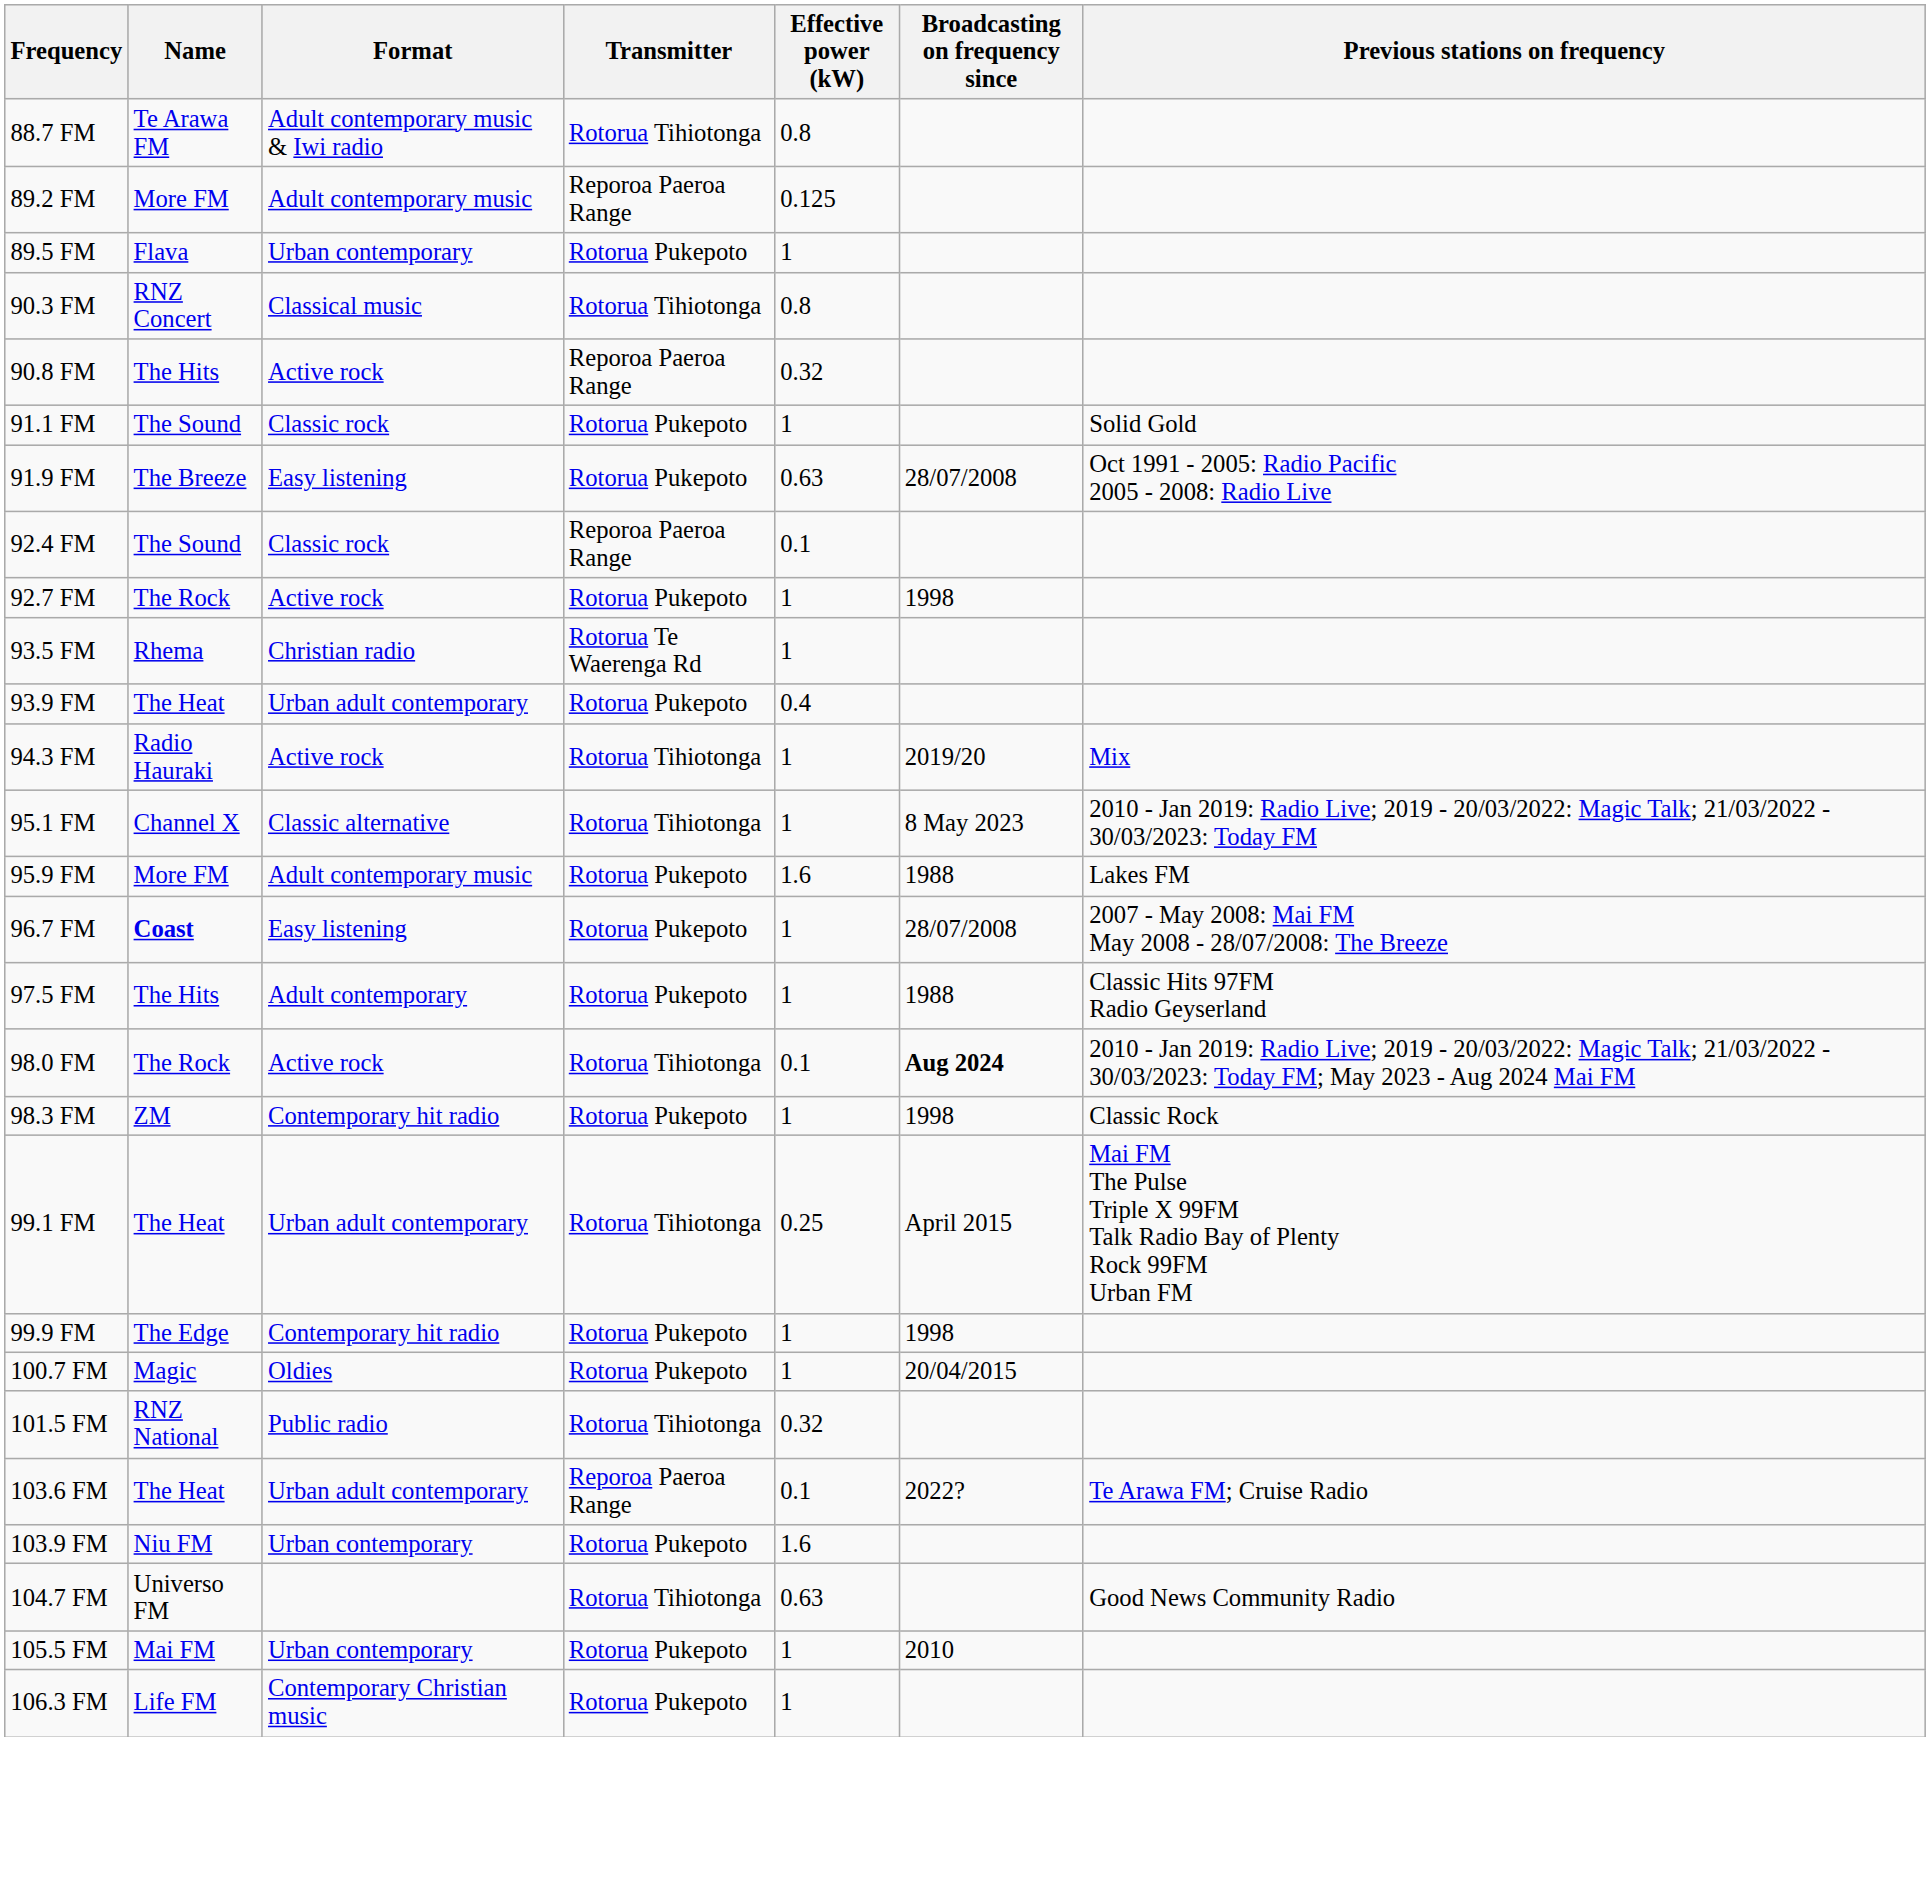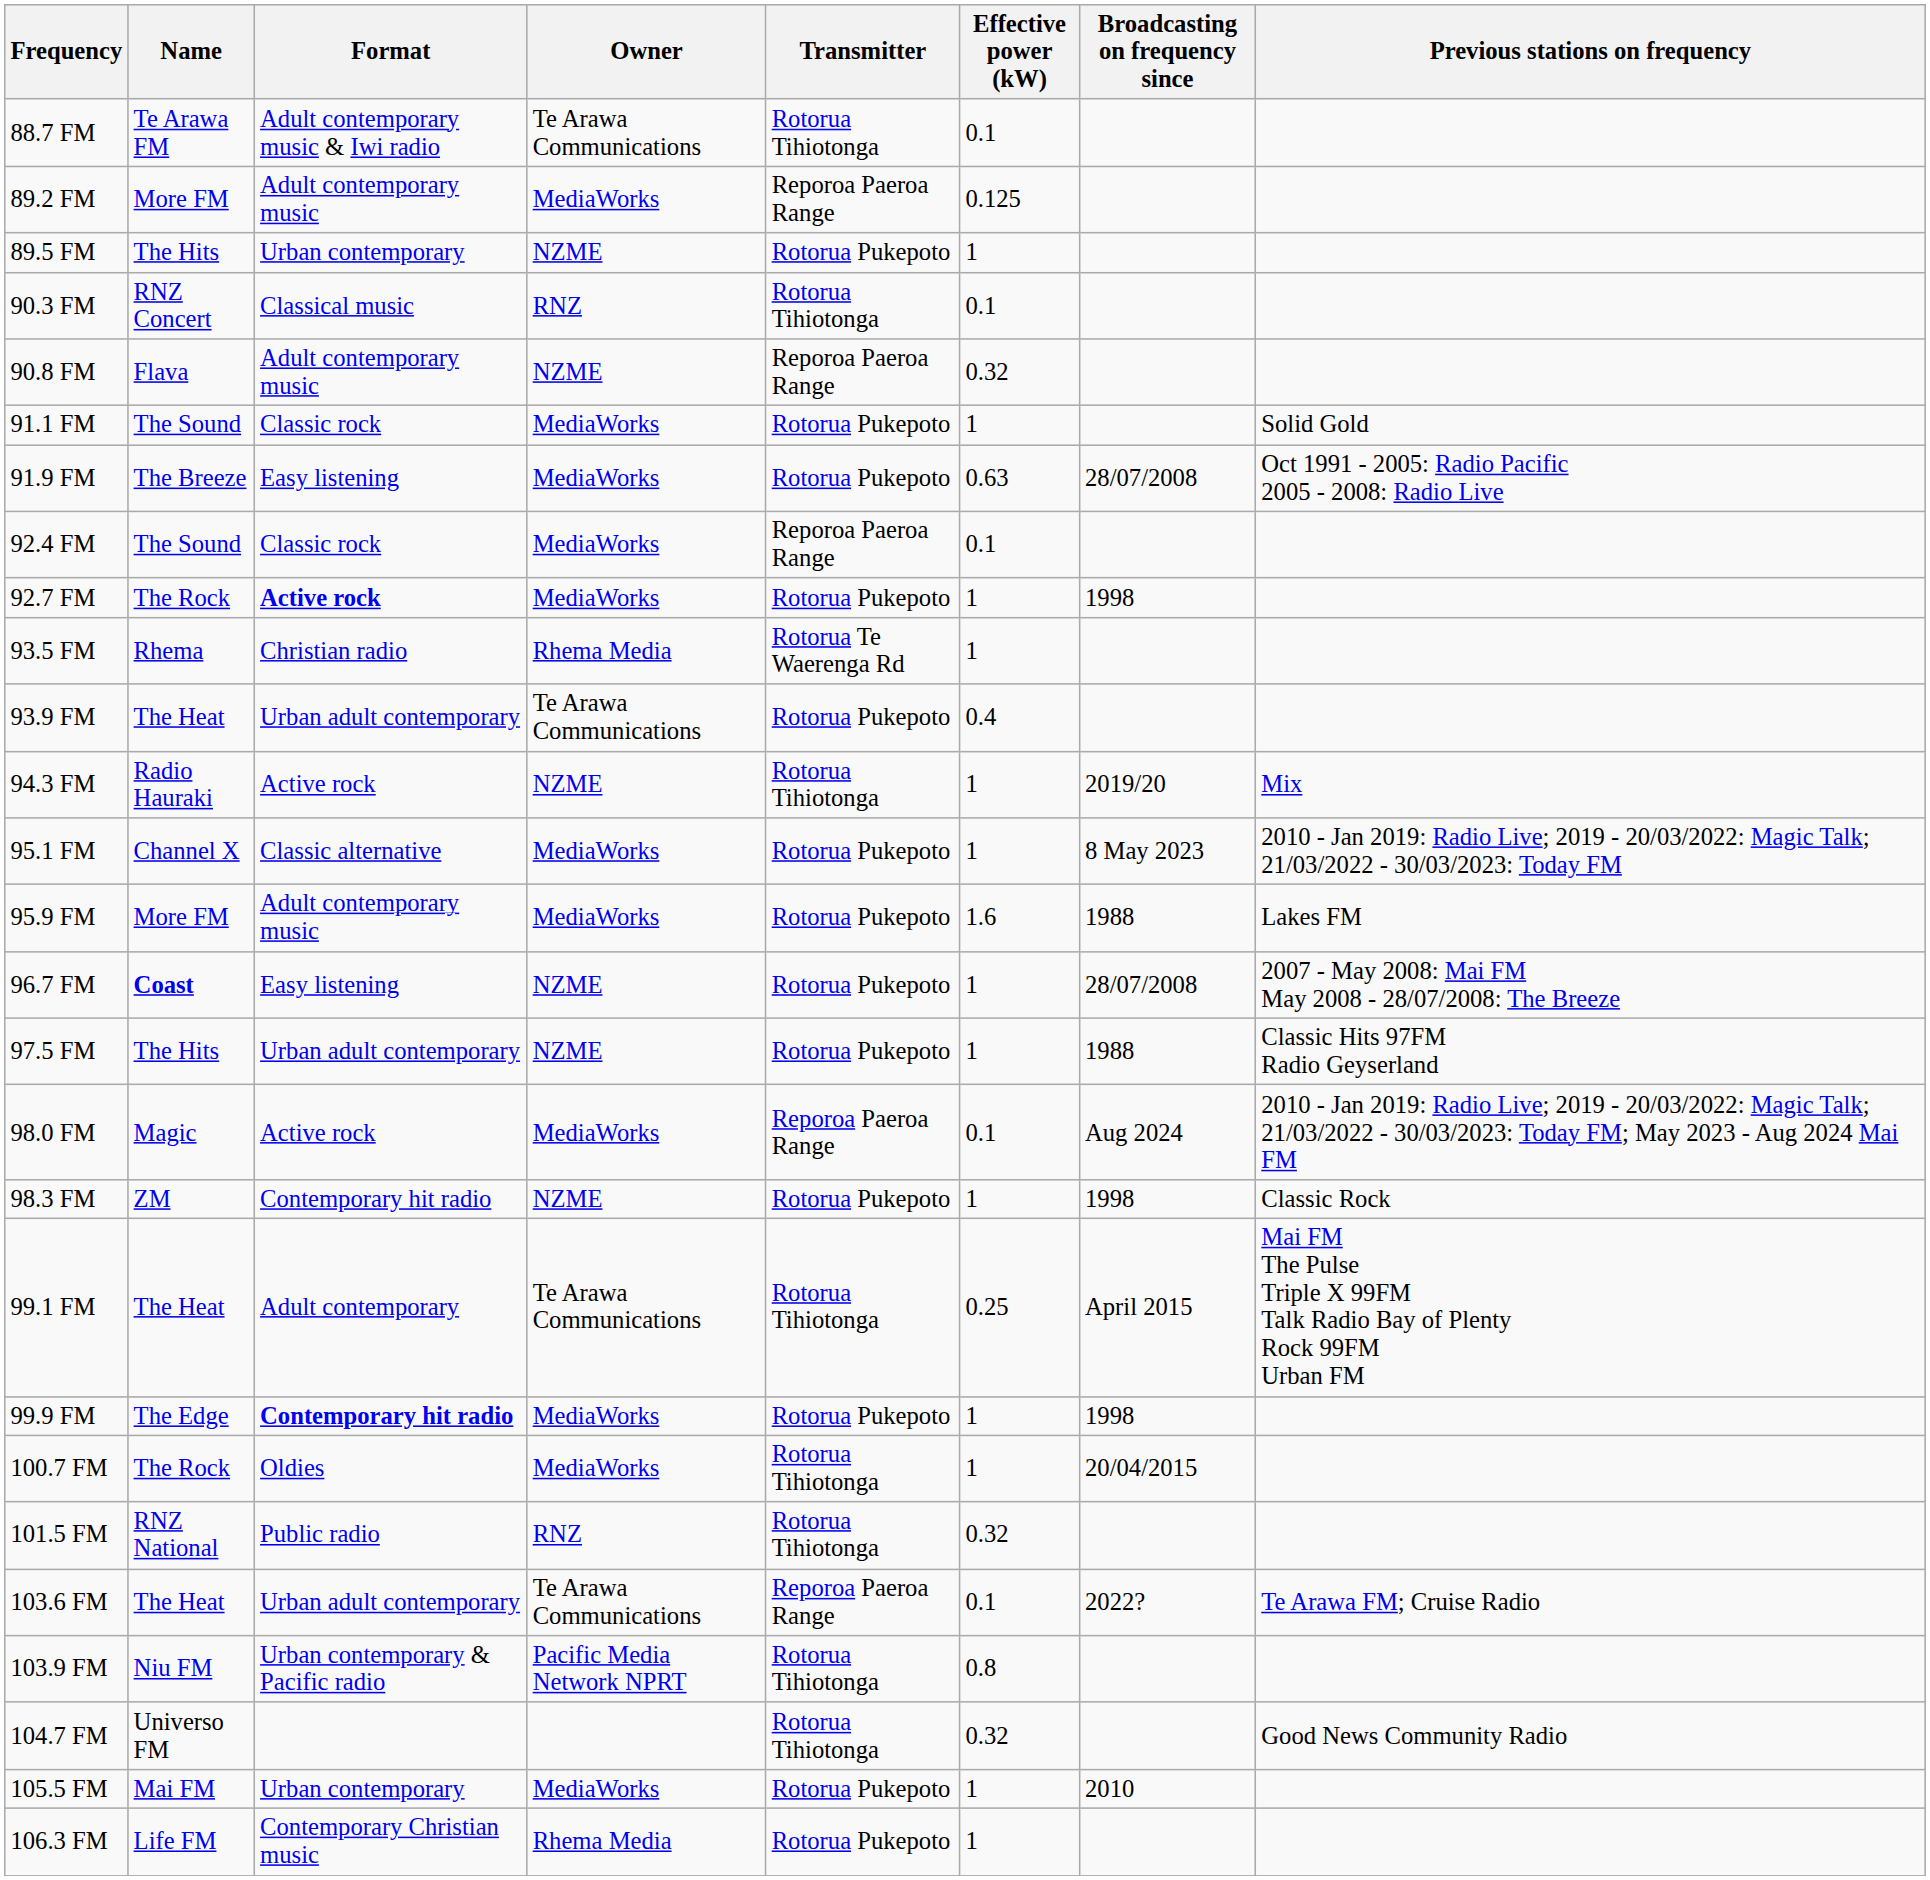+ column: (647, 51)
(796, 132) 0.8 -> (981, 132) 0.1
(161, 252) Flava -> (176, 252) The Hits
(796, 305) 0.8 -> (981, 305) 0.1
(176, 371) The Hits -> (161, 371) Flava
(326, 371) Active rock -> (360, 371) Adult contemporary music
(326, 597) normal -> (320, 597) bold
(665, 823) Rotorua Tihiotonga -> (861, 850) Rotorua Pukepoto
(368, 995) Adult contemporary -> (390, 1051) Urban adult contemporary
(182, 1062) The Rock -> (165, 1131) Magic
(665, 1062) Rotorua Tihiotonga -> (850, 1131) Reporoa Paeroa Range
(954, 1062) bold -> (1134, 1131) normal
(398, 1223) Urban adult contemporary -> (360, 1307) Adult contemporary
(384, 1332) normal -> (387, 1415) bold
(165, 1371) Magic -> (182, 1468) The Rock
(658, 1371) Rotorua Pukepoto -> (825, 1468) Rotorua Tihiotonga
(370, 1544) Urban contemporary -> (375, 1668) Urban contemporary & Pacific radio
(658, 1544) Rotorua Pukepoto -> (825, 1668) Rotorua Tihiotonga
(796, 1544) 1.6 -> (981, 1668) 0.8
(802, 1596) 0.63 -> (987, 1735) 0.32
